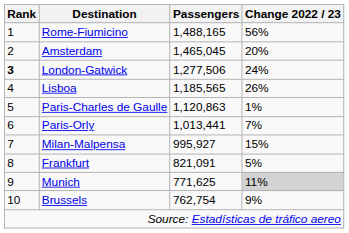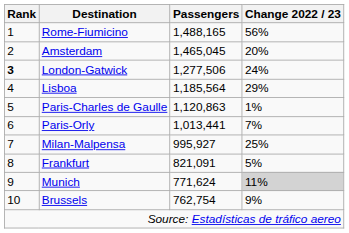(199, 88) 1,185,565 -> (199, 88) 1,185,564
(257, 88) 26% -> (257, 88) 29%
(257, 144) 15% -> (257, 144) 25%
(194, 181) 771,625 -> (194, 181) 771,624
